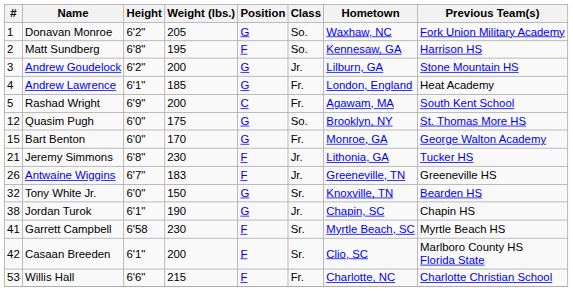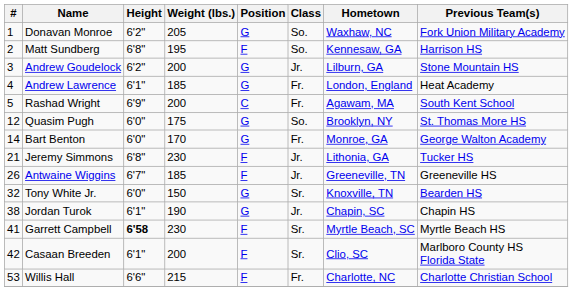(13, 140) 15 -> (13, 140) 14
(177, 176) 183 -> (177, 176) 185
(137, 229) normal -> (137, 229) bold
